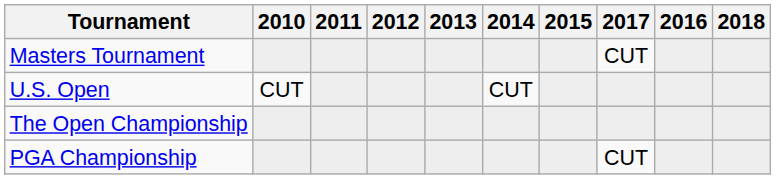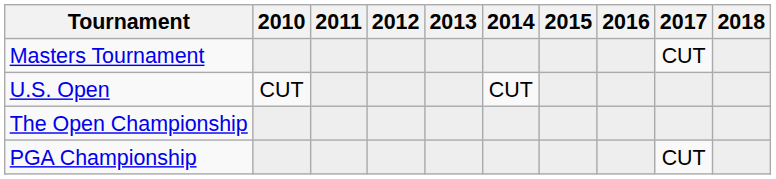columns swapped: (684, 22) <-> (626, 22)
